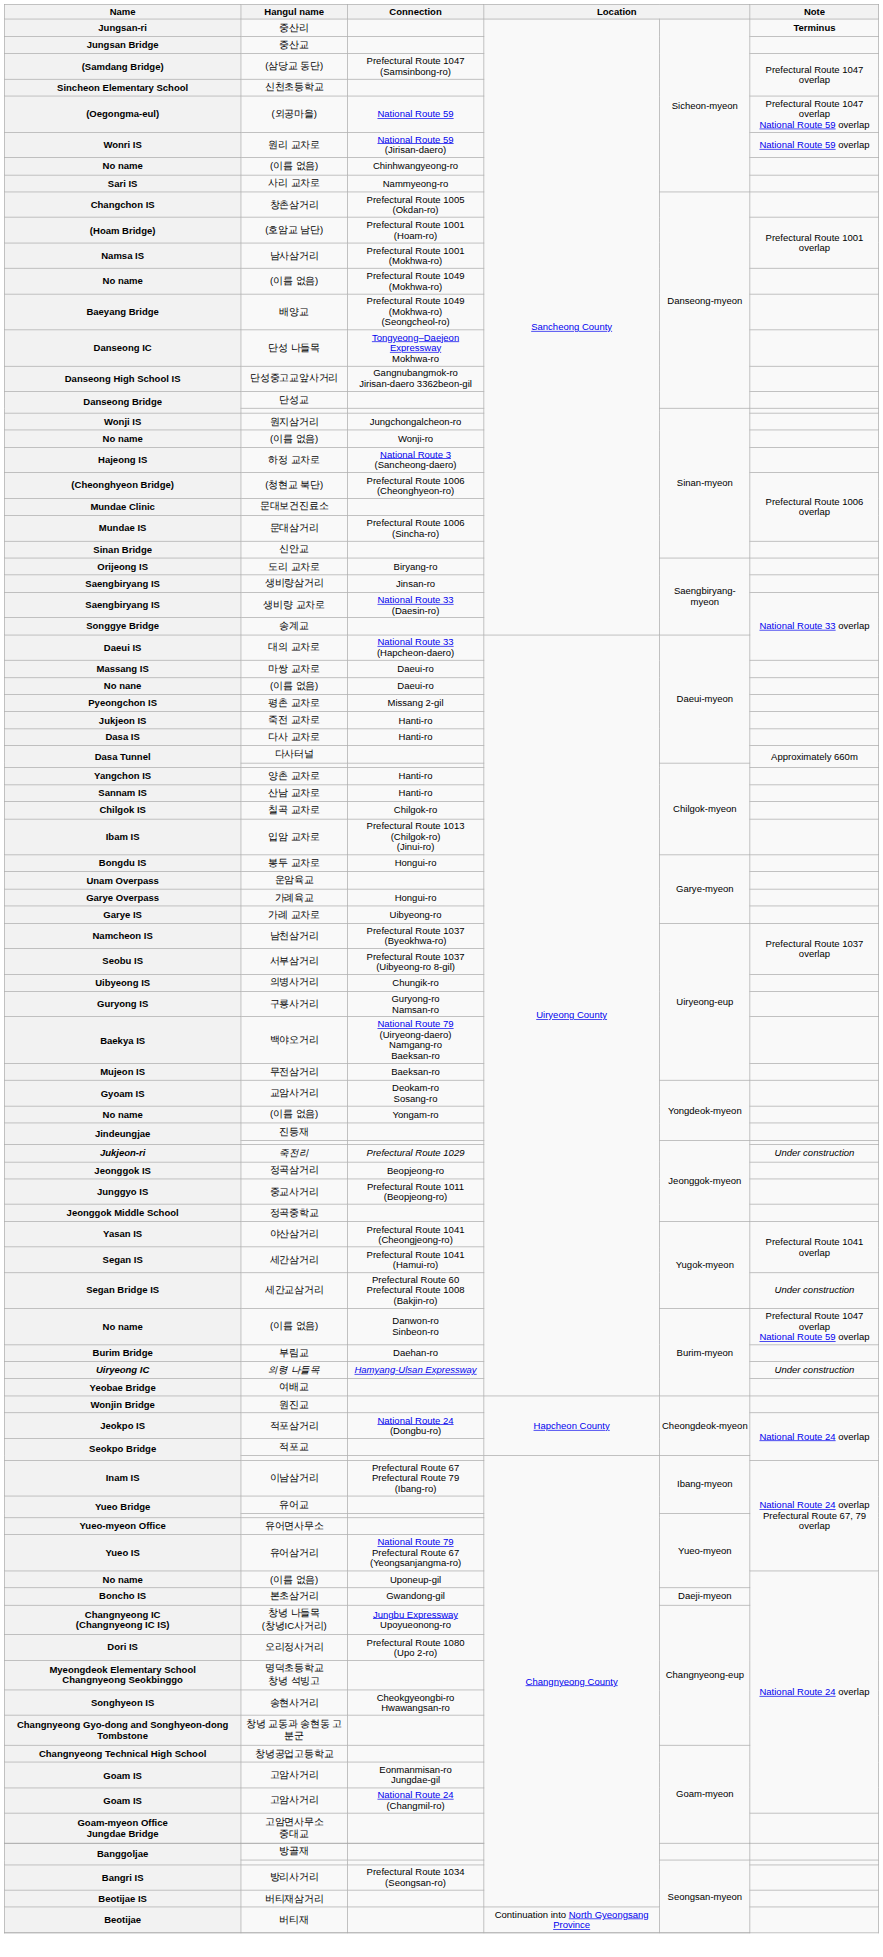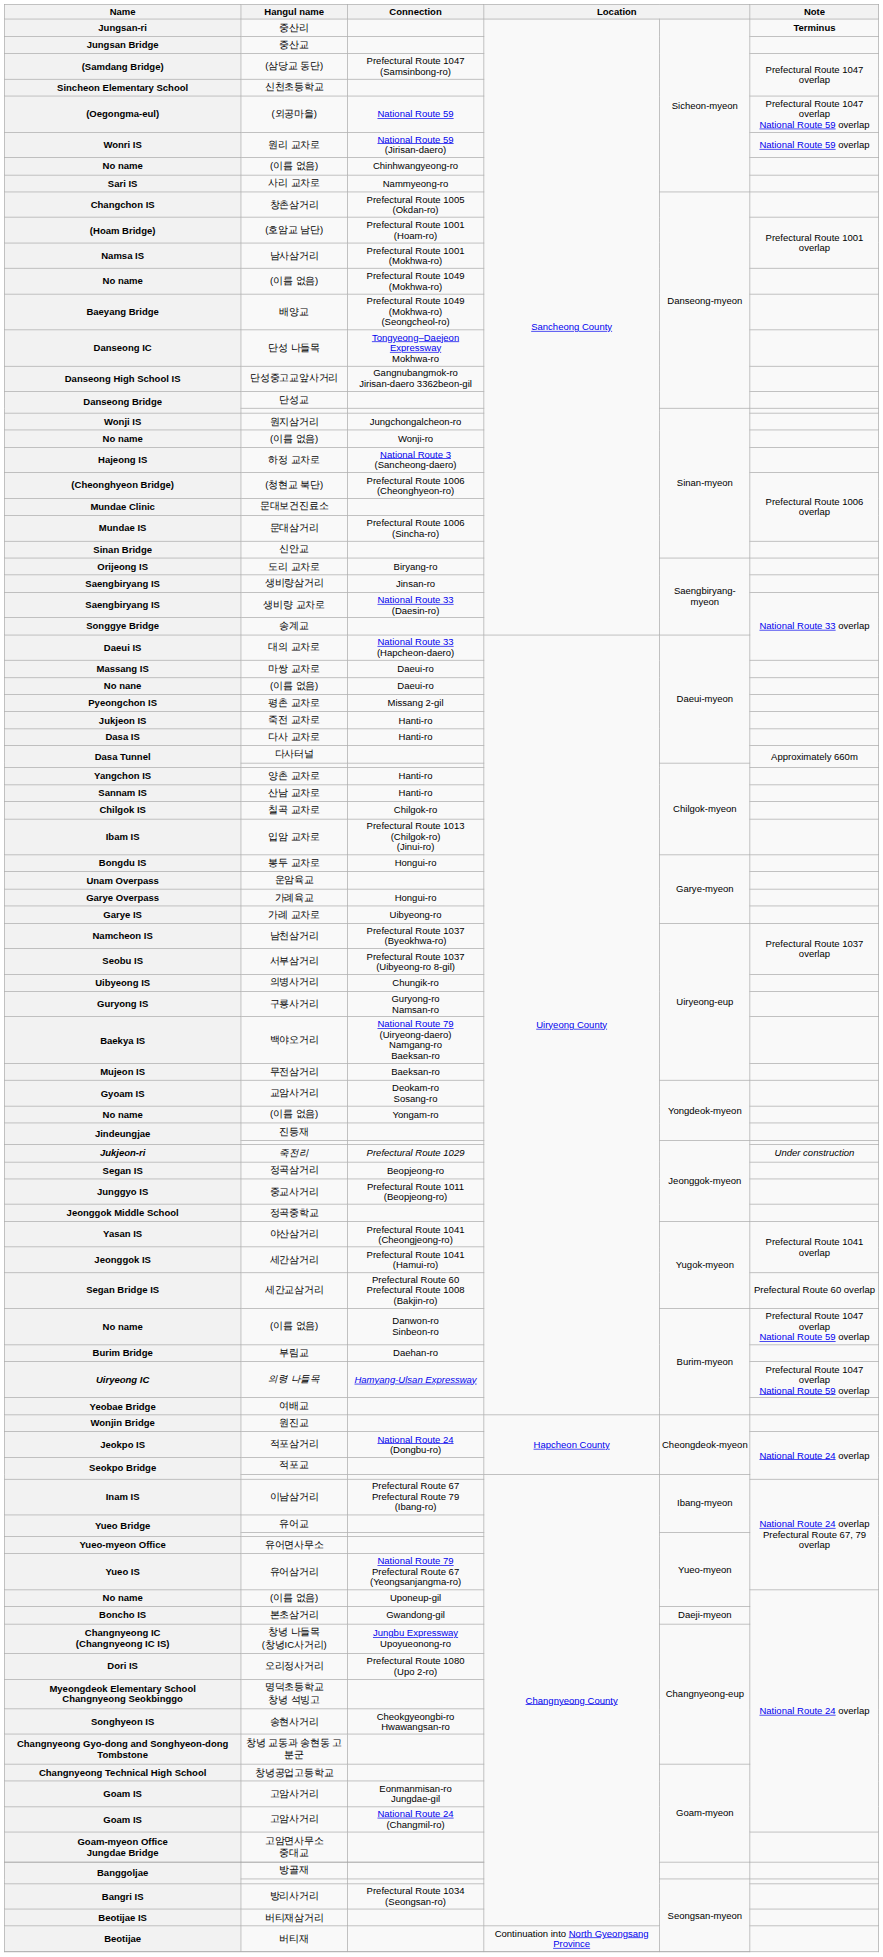(123, 1170) Jeonggok IS -> (123, 1170) Segan IS
(123, 1259) Segan IS -> (123, 1259) Jeonggok IS
(814, 1290) Under construction -> (814, 1290) Prefectural Route 60 overlap
(814, 1370) Under construction -> (814, 1379) Prefectural Route 1047 overlap National Route 59 overlap
